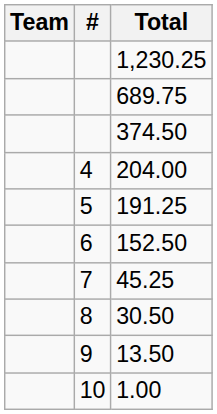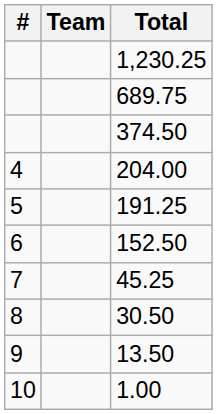columns swapped: (93, 22) <-> (40, 22)
